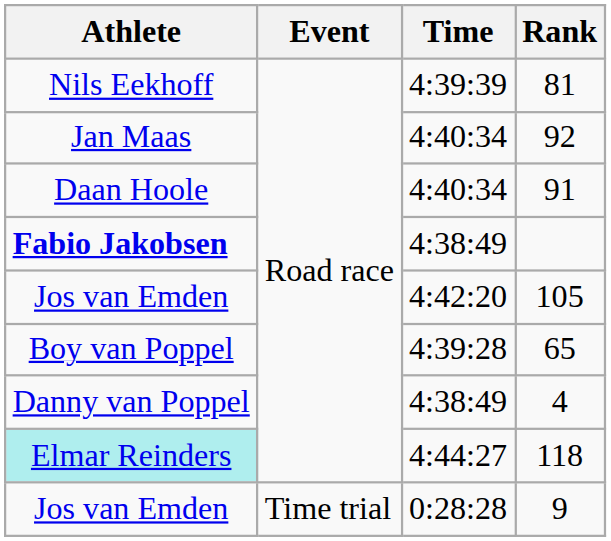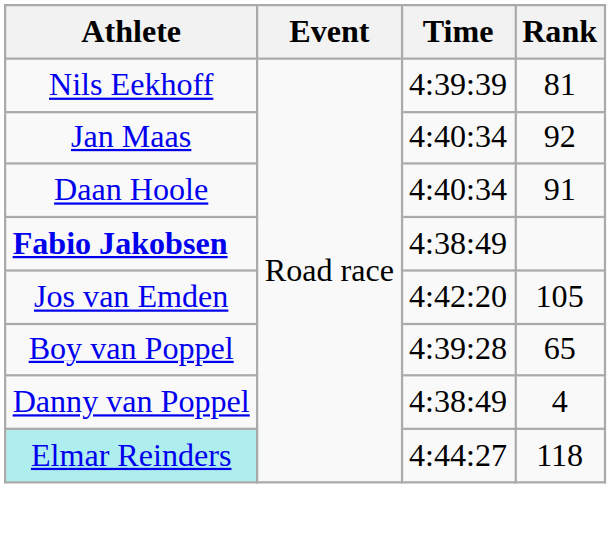- row: (560, 508)
